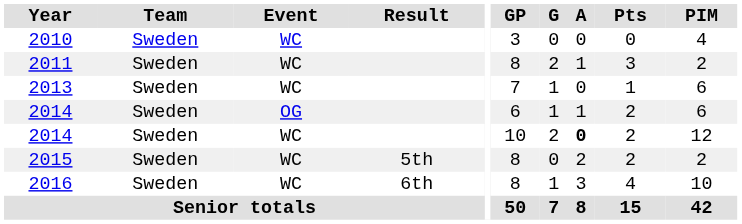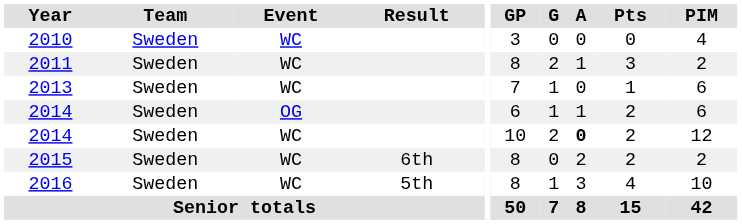(417, 160) 5th -> (417, 160) 6th
(417, 184) 6th -> (417, 184) 5th
